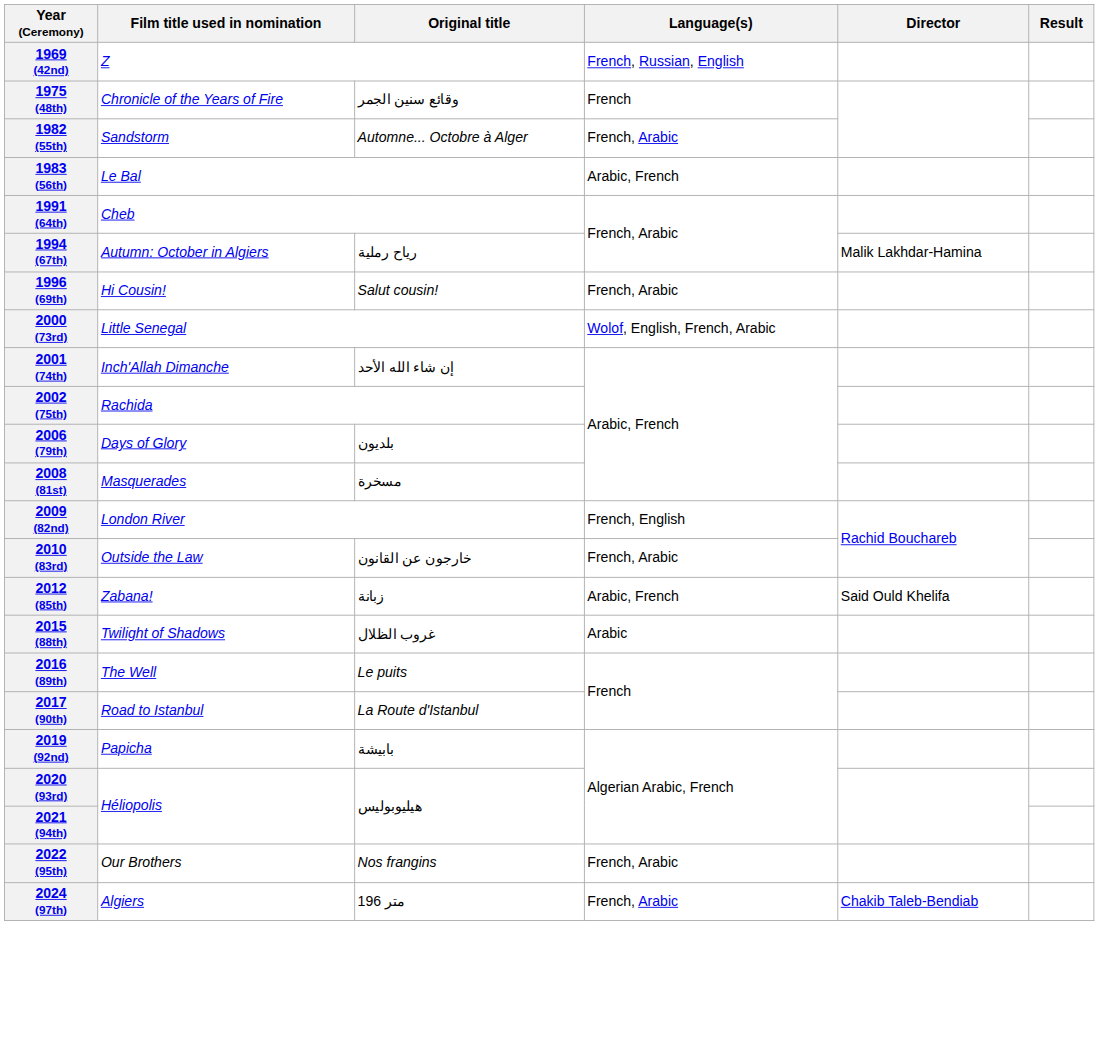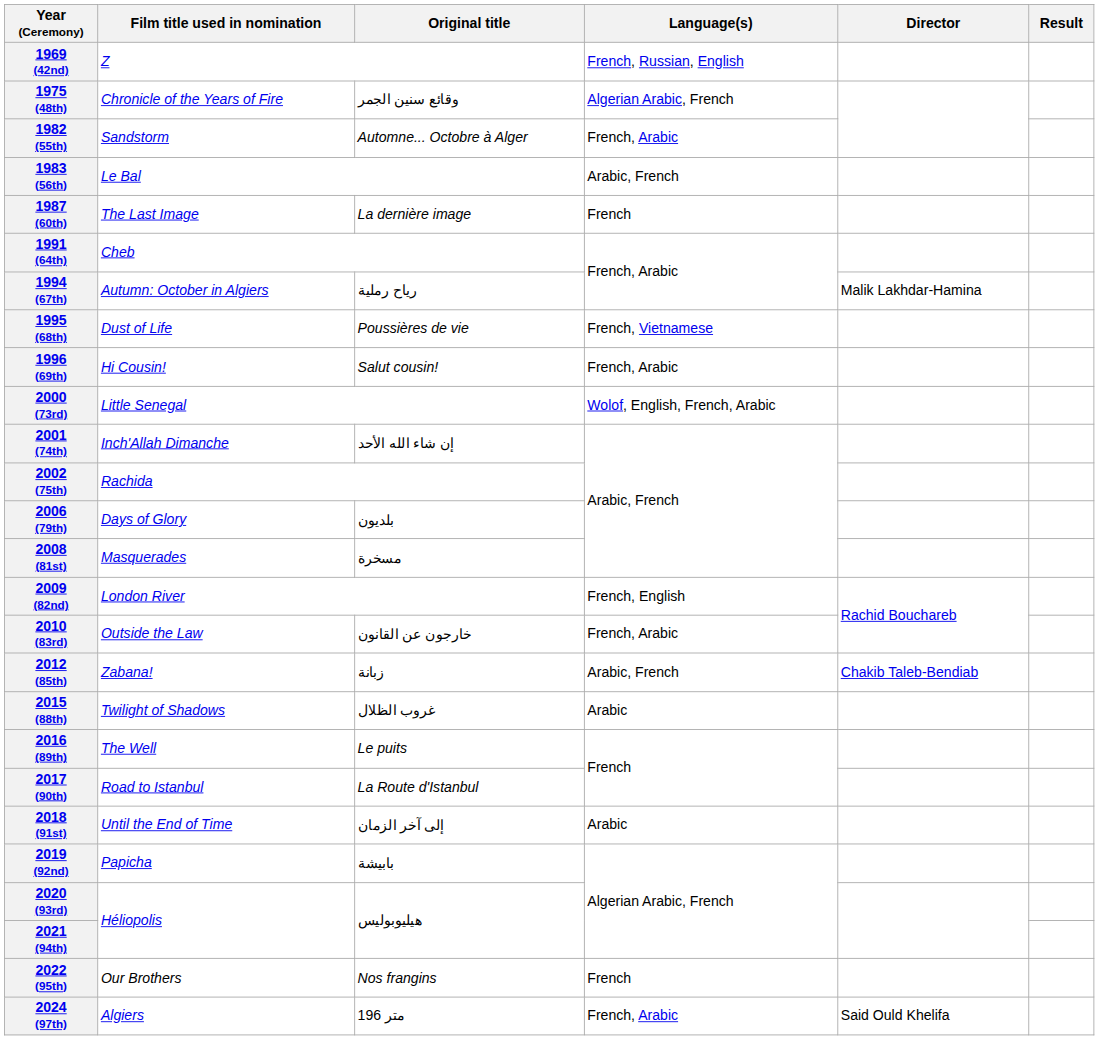(609, 99) French -> (660, 99) Algerian Arabic, French
+ row: (51, 214)
+ row: (51, 328)
(895, 596) Said Ould Khelifa -> (909, 672) Chakib Taleb-Bendiab
+ row: (51, 825)
(633, 863) French, Arabic -> (609, 977) French
(909, 901) Chakib Taleb-Bendiab -> (895, 1016) Said Ould Khelifa
